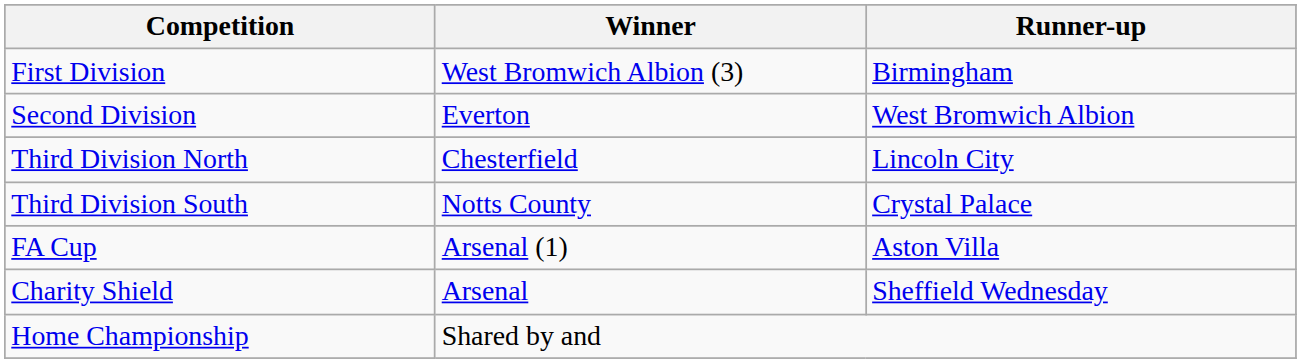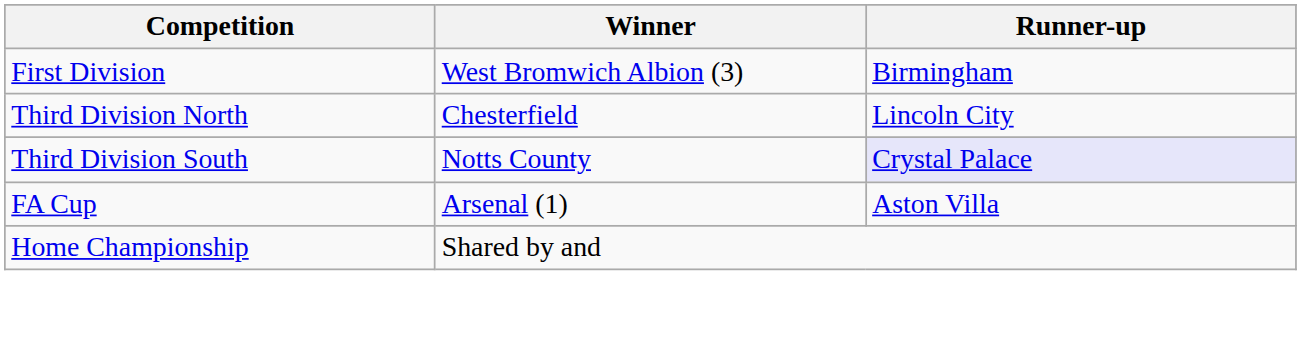- row: (104, 114)
(952, 203) no background -> (952, 159) lavender background
- row: (92, 291)
